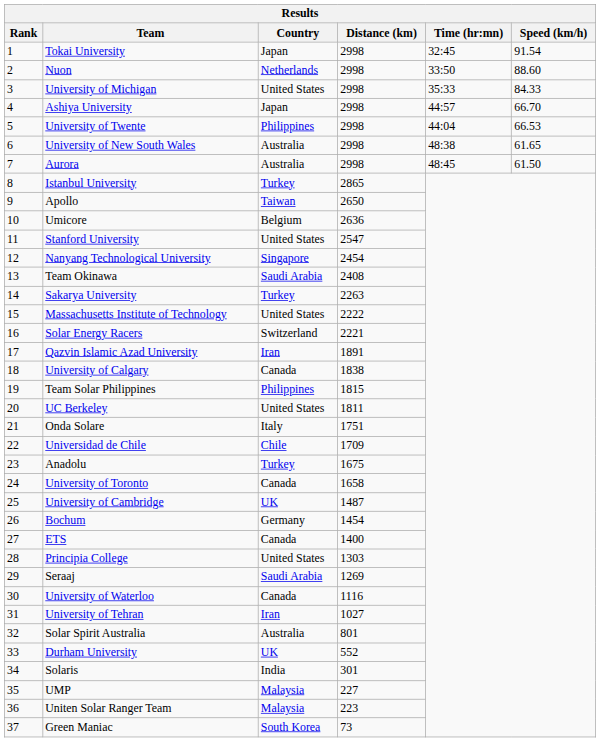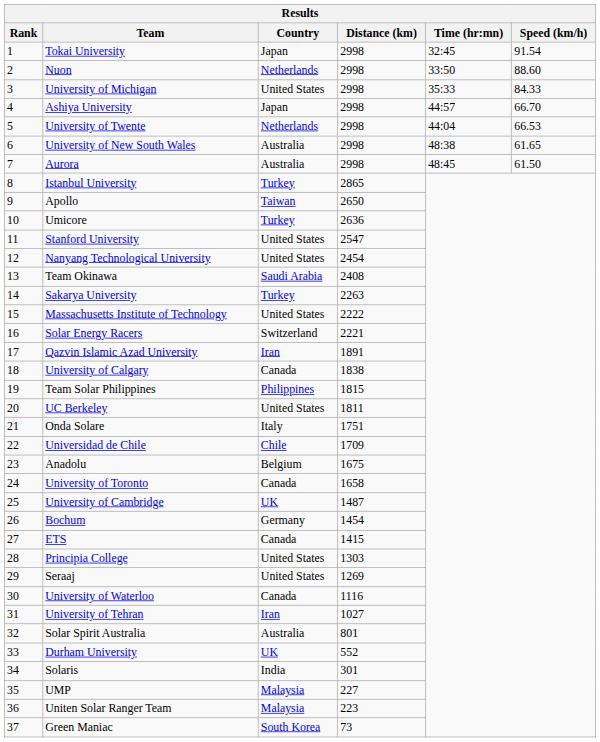(288, 126) Philippines -> (289, 126) Netherlands
(281, 220) Belgium -> (278, 220) Turkey
(285, 257) Singapore -> (293, 257) United States
(278, 464) Turkey -> (281, 464) Belgium
(352, 539) 1400 -> (352, 539) 1415
(292, 577) Saudi Arabia -> (293, 577) United States
